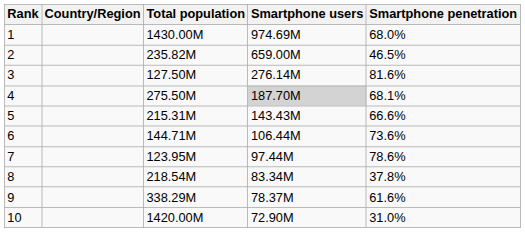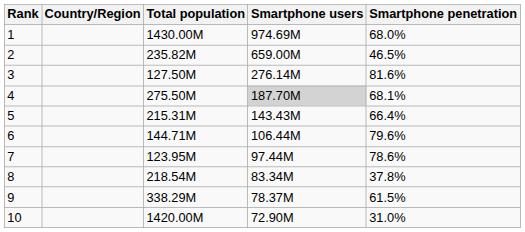(387, 116) 66.6% -> (387, 116) 66.4%
(387, 136) 73.6% -> (387, 136) 79.6%
(387, 197) 61.6% -> (387, 197) 61.5%
